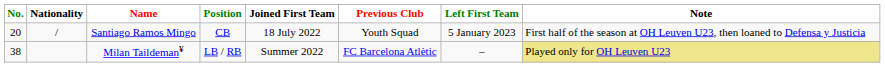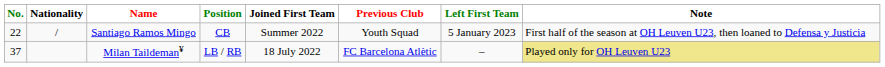(15, 32) 20 -> (15, 32) 22
(292, 32) 18 July 2022 -> (292, 32) Summer 2022
(15, 52) 38 -> (15, 52) 37
(292, 52) Summer 2022 -> (292, 52) 18 July 2022
